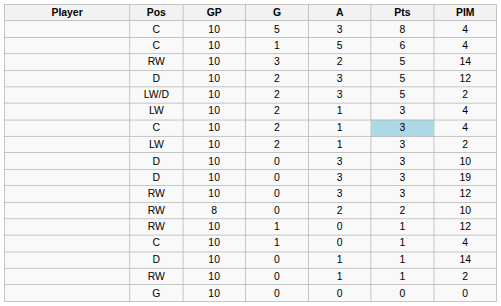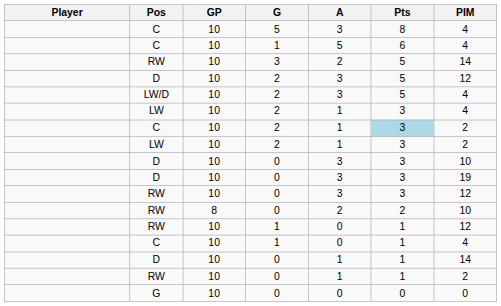(465, 95) 2 -> (465, 95) 4
(465, 128) 4 -> (465, 128) 2
